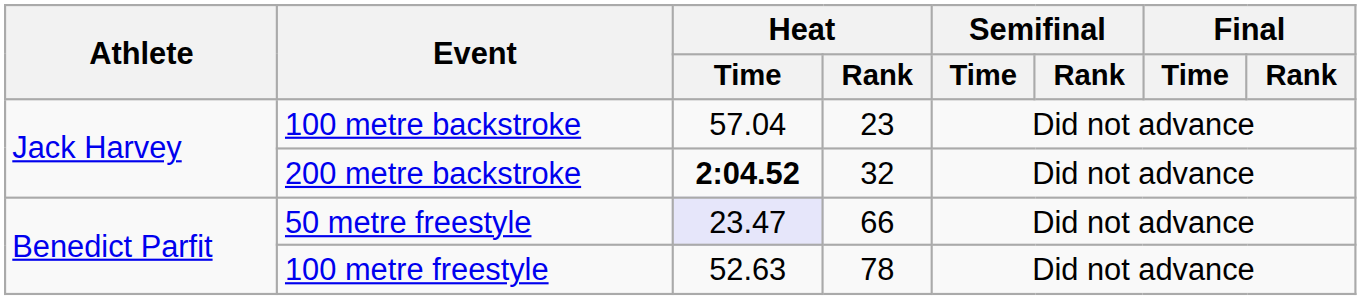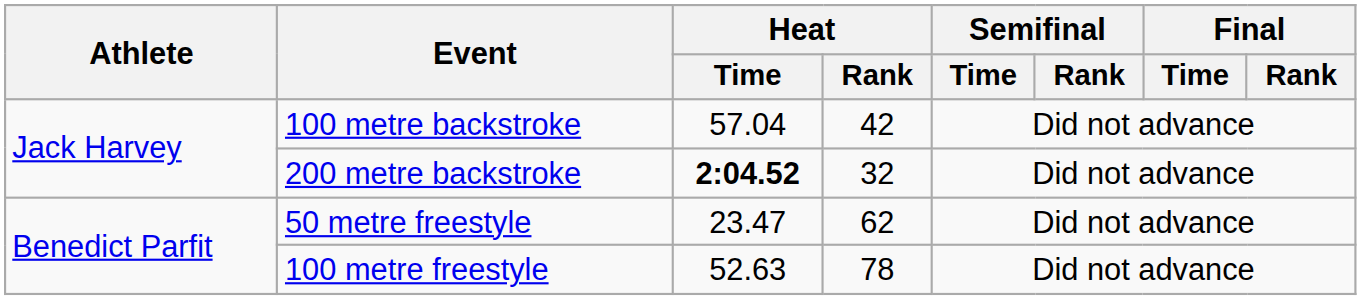(877, 124) 23 -> (877, 124) 42
(748, 222) lavender background -> (748, 222) no background
(877, 222) 66 -> (877, 222) 62
